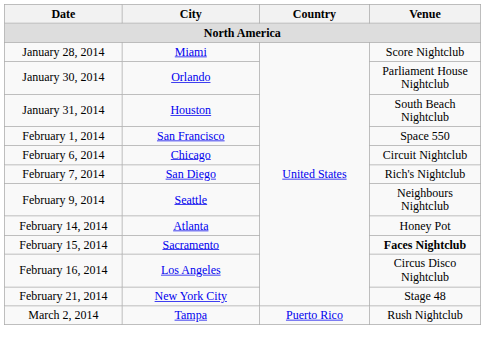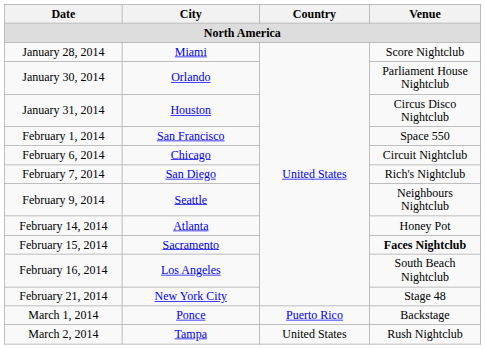(425, 110) South Beach Nightclub -> (425, 110) Circus Disco Nightclub
(425, 270) Circus Disco Nightclub -> (425, 270) South Beach Nightclub
+ row: (63, 315)
(314, 315) Puerto Rico -> (314, 334) United States
